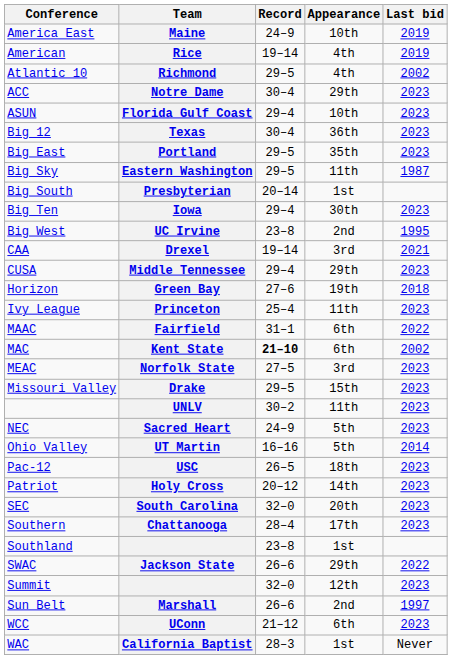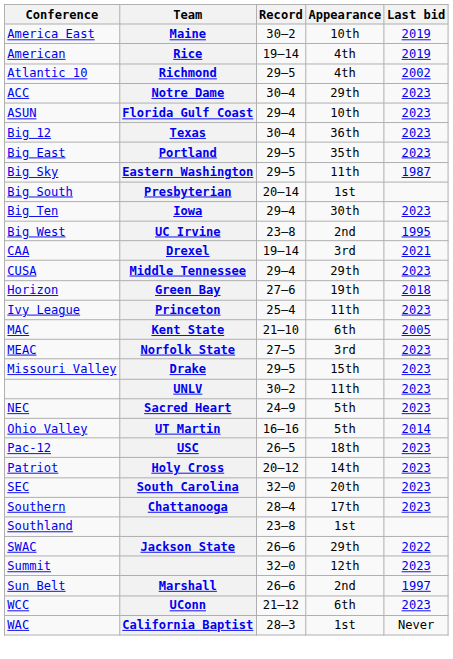(280, 34) 24–9 -> (281, 34) 30–2
- row: (22, 330)
(280, 349) bold -> (281, 330) normal
(415, 349) 2002 -> (416, 330) 2005
